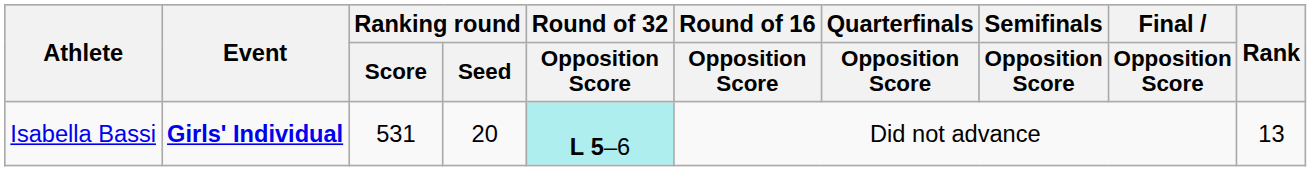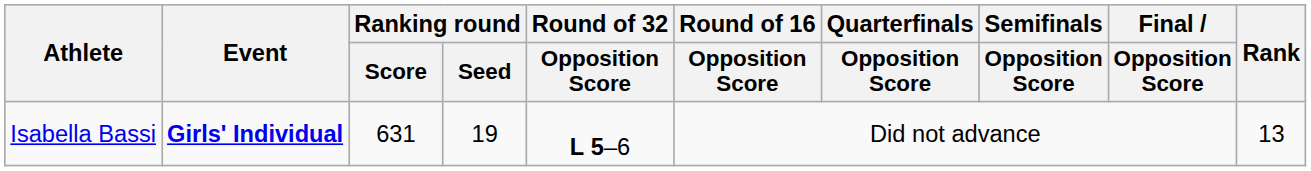(396, 134) 531 -> (396, 134) 631
(485, 134) 20 -> (485, 134) 19
(600, 147) paleturquoise background -> (600, 147) no background
